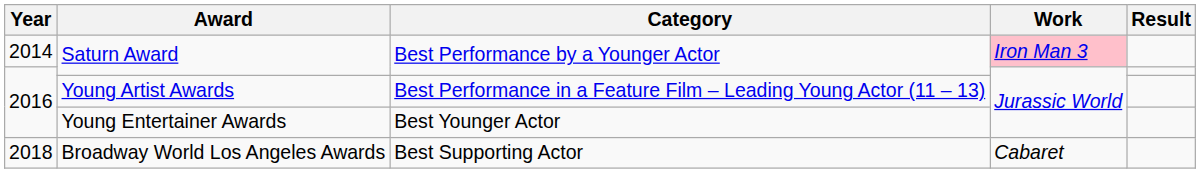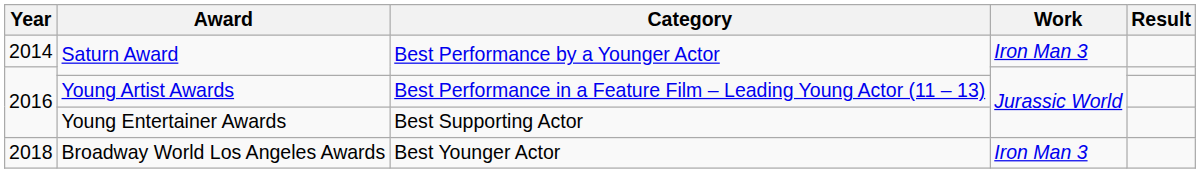(1041, 50) pink background -> (1041, 50) no background
(477, 121) Best Younger Actor -> (489, 121) Best Supporting Actor
(489, 152) Best Supporting Actor -> (477, 152) Best Younger Actor
(1029, 152) Cabaret -> (1041, 152) Iron Man 3
